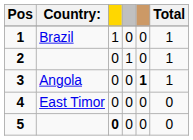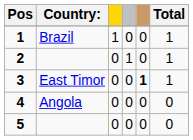(61, 80) Angola -> (72, 80) East Timor
(72, 102) East Timor -> (61, 102) Angola
(115, 124) bold -> (115, 124) normal
